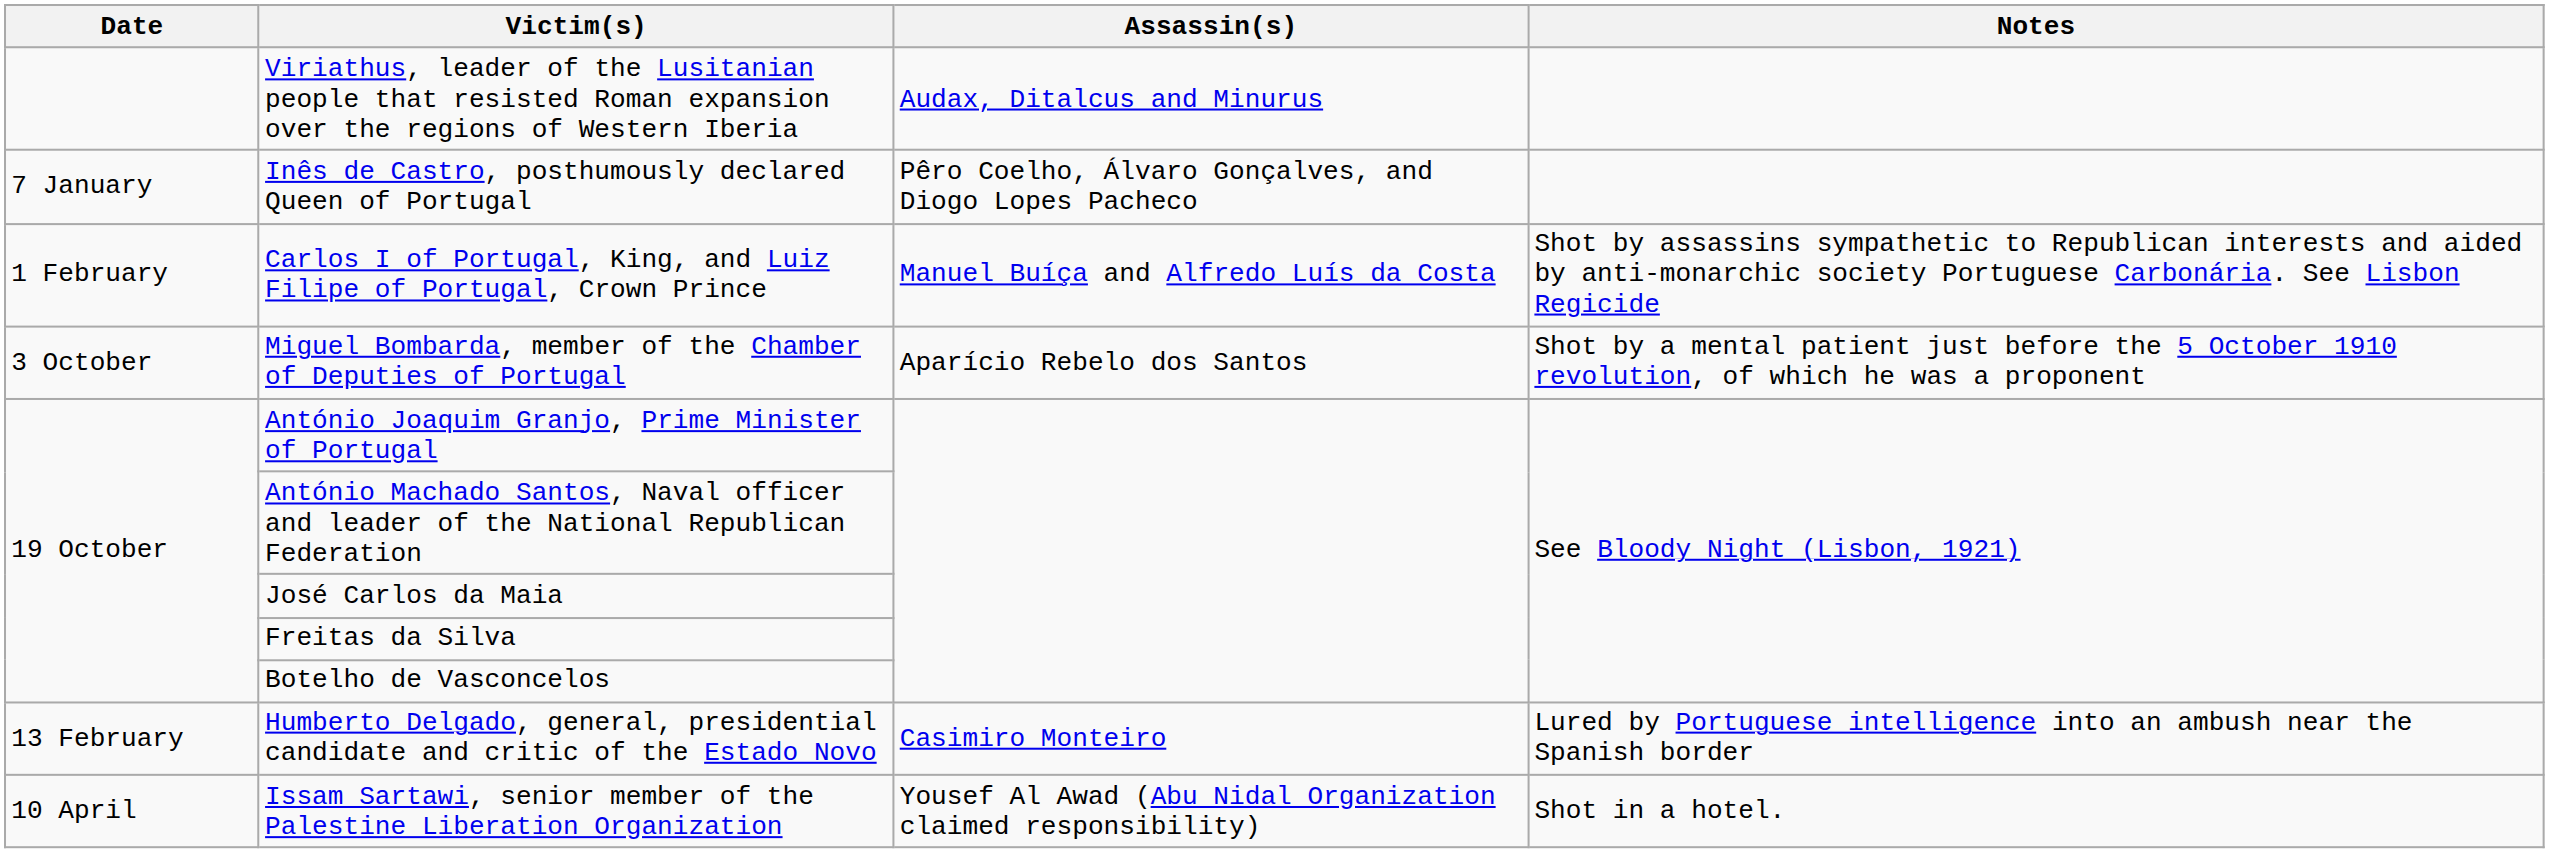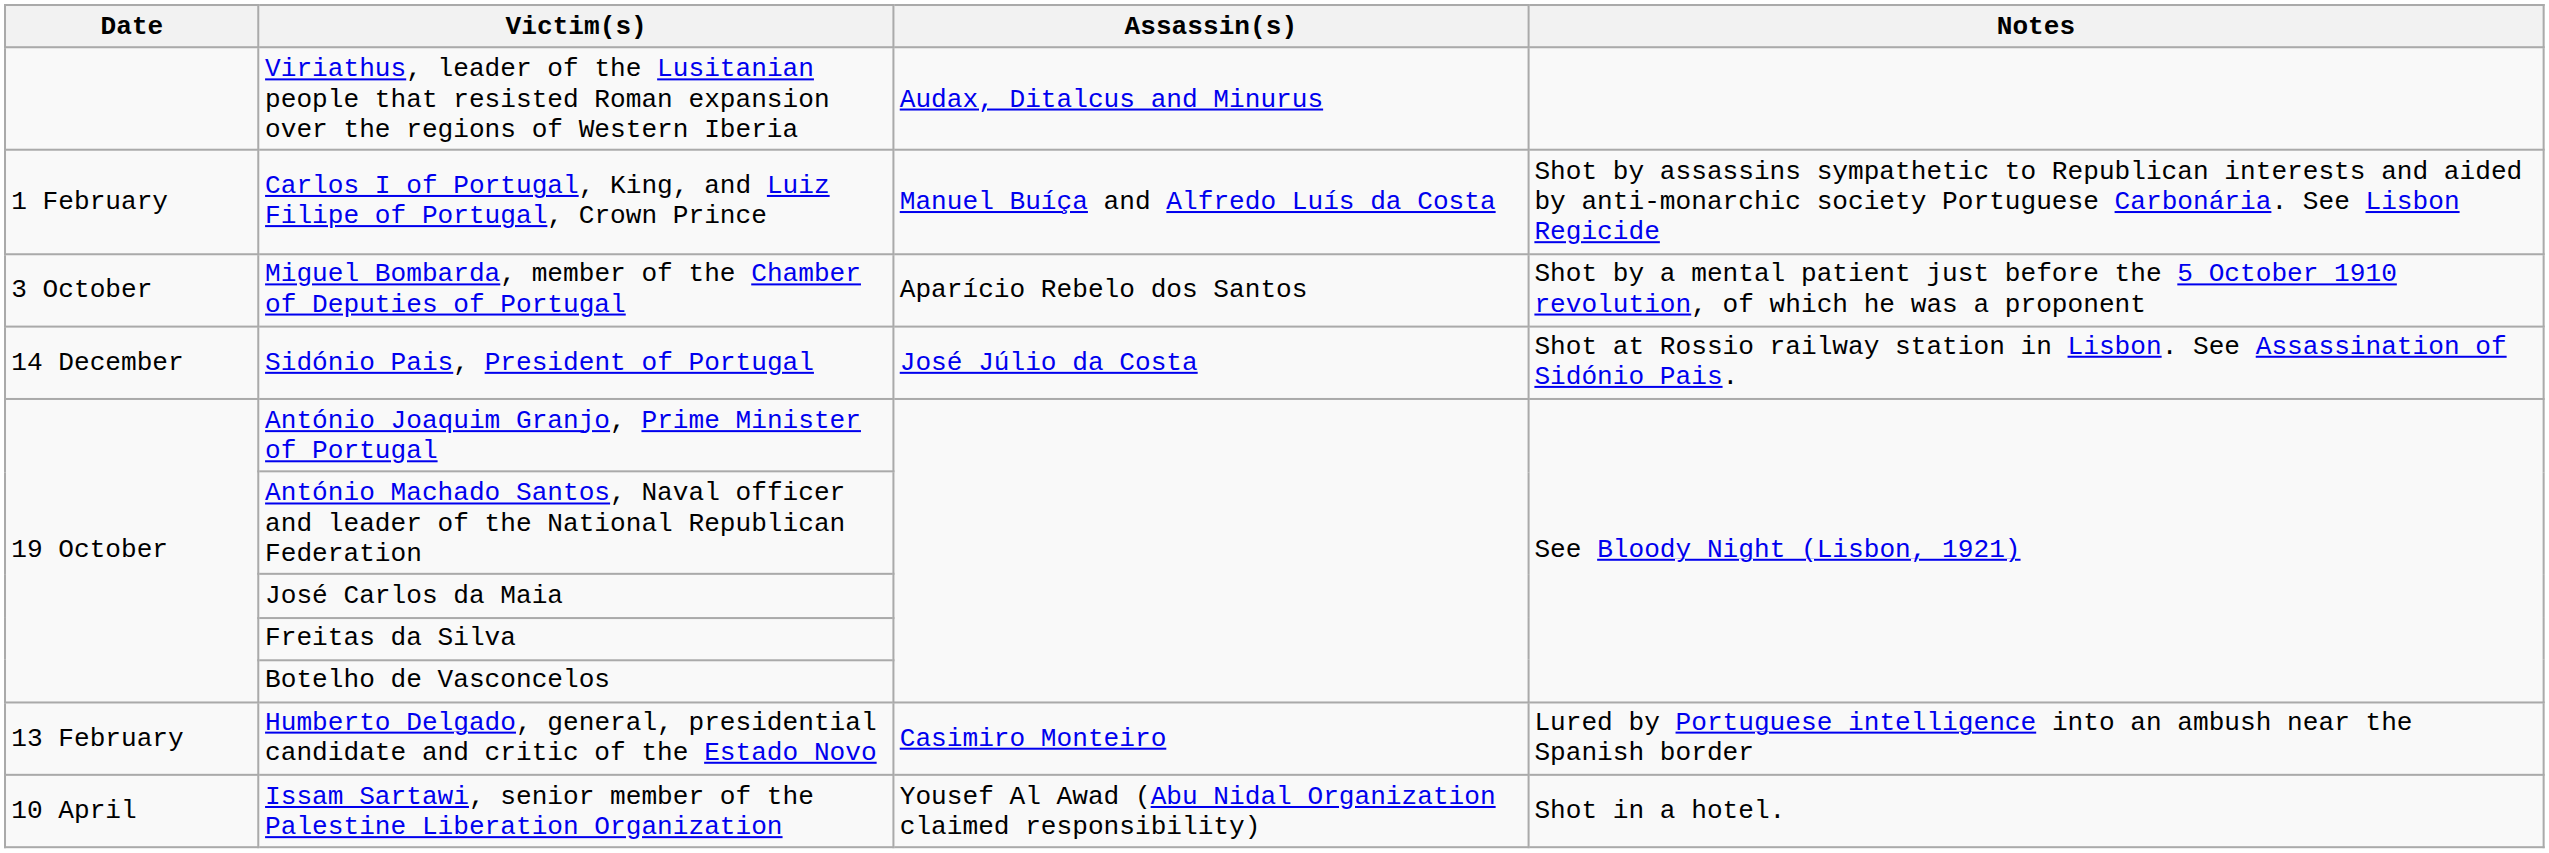- row: (555, 187)
+ row: (540, 362)
